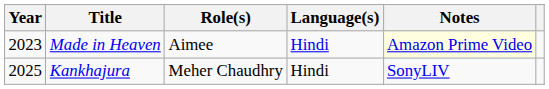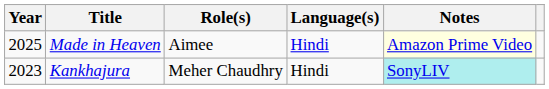(25, 44) 2023 -> (25, 44) 2025
(25, 71) 2025 -> (25, 71) 2023
(418, 71) no background -> (418, 71) paleturquoise background
